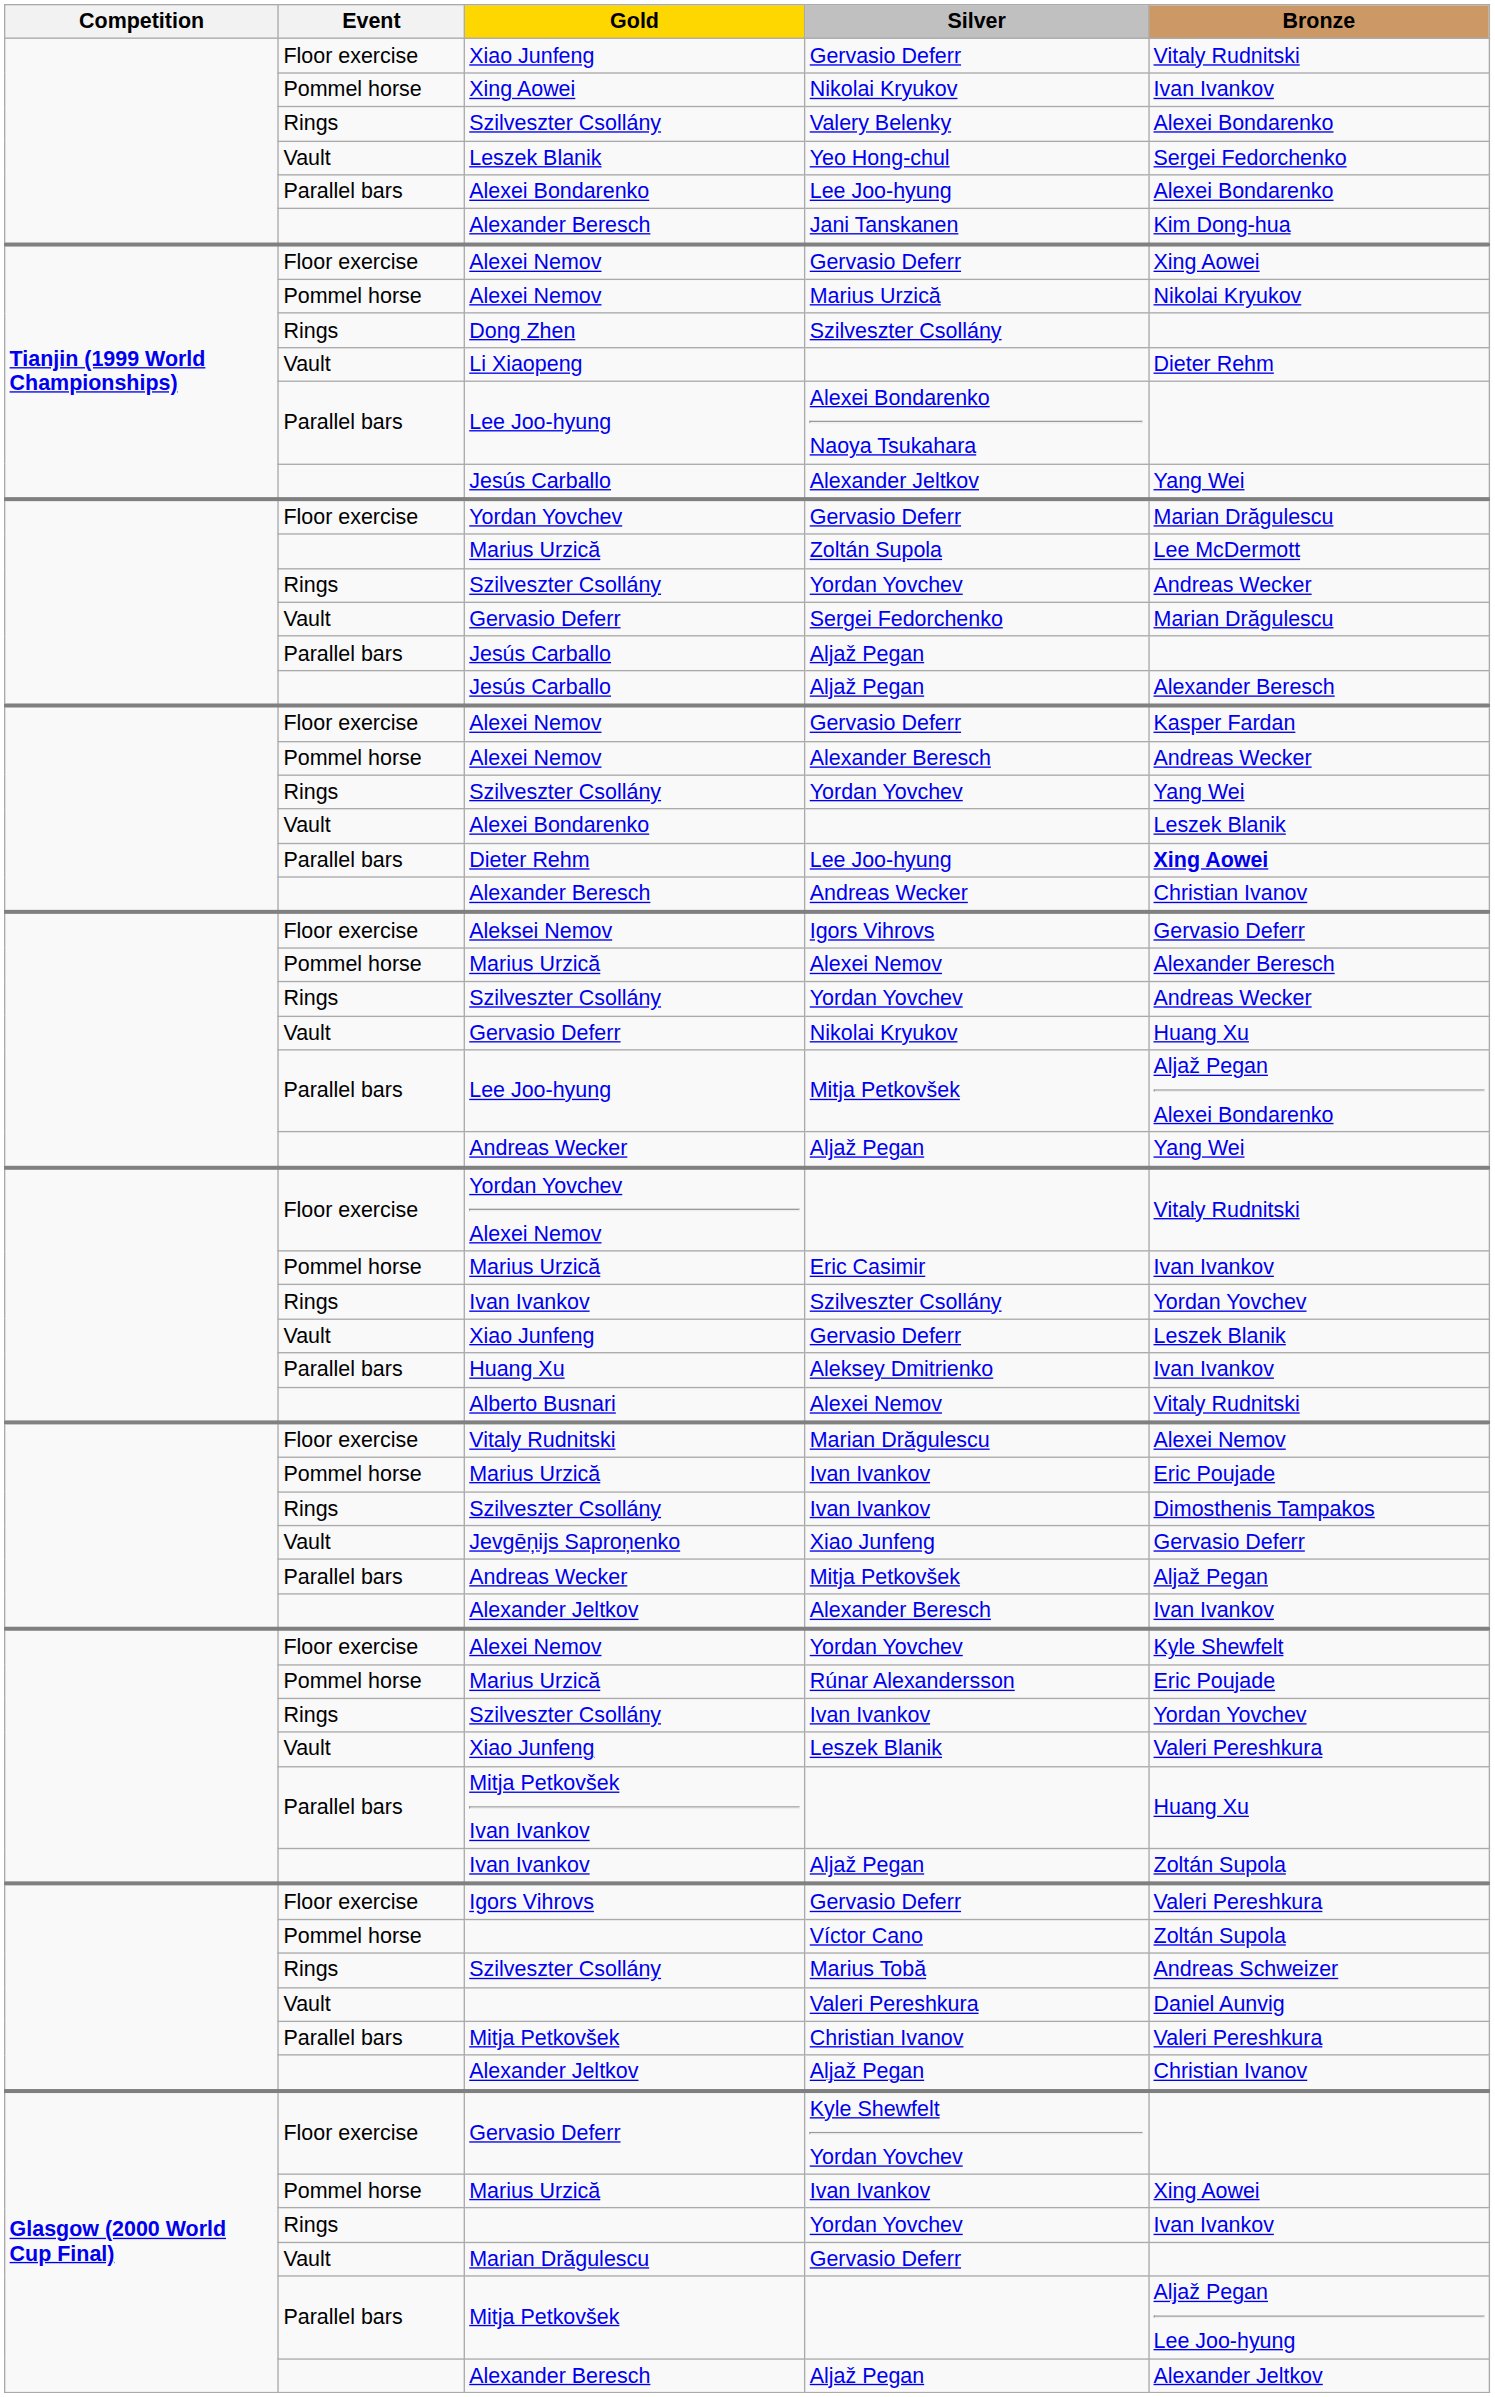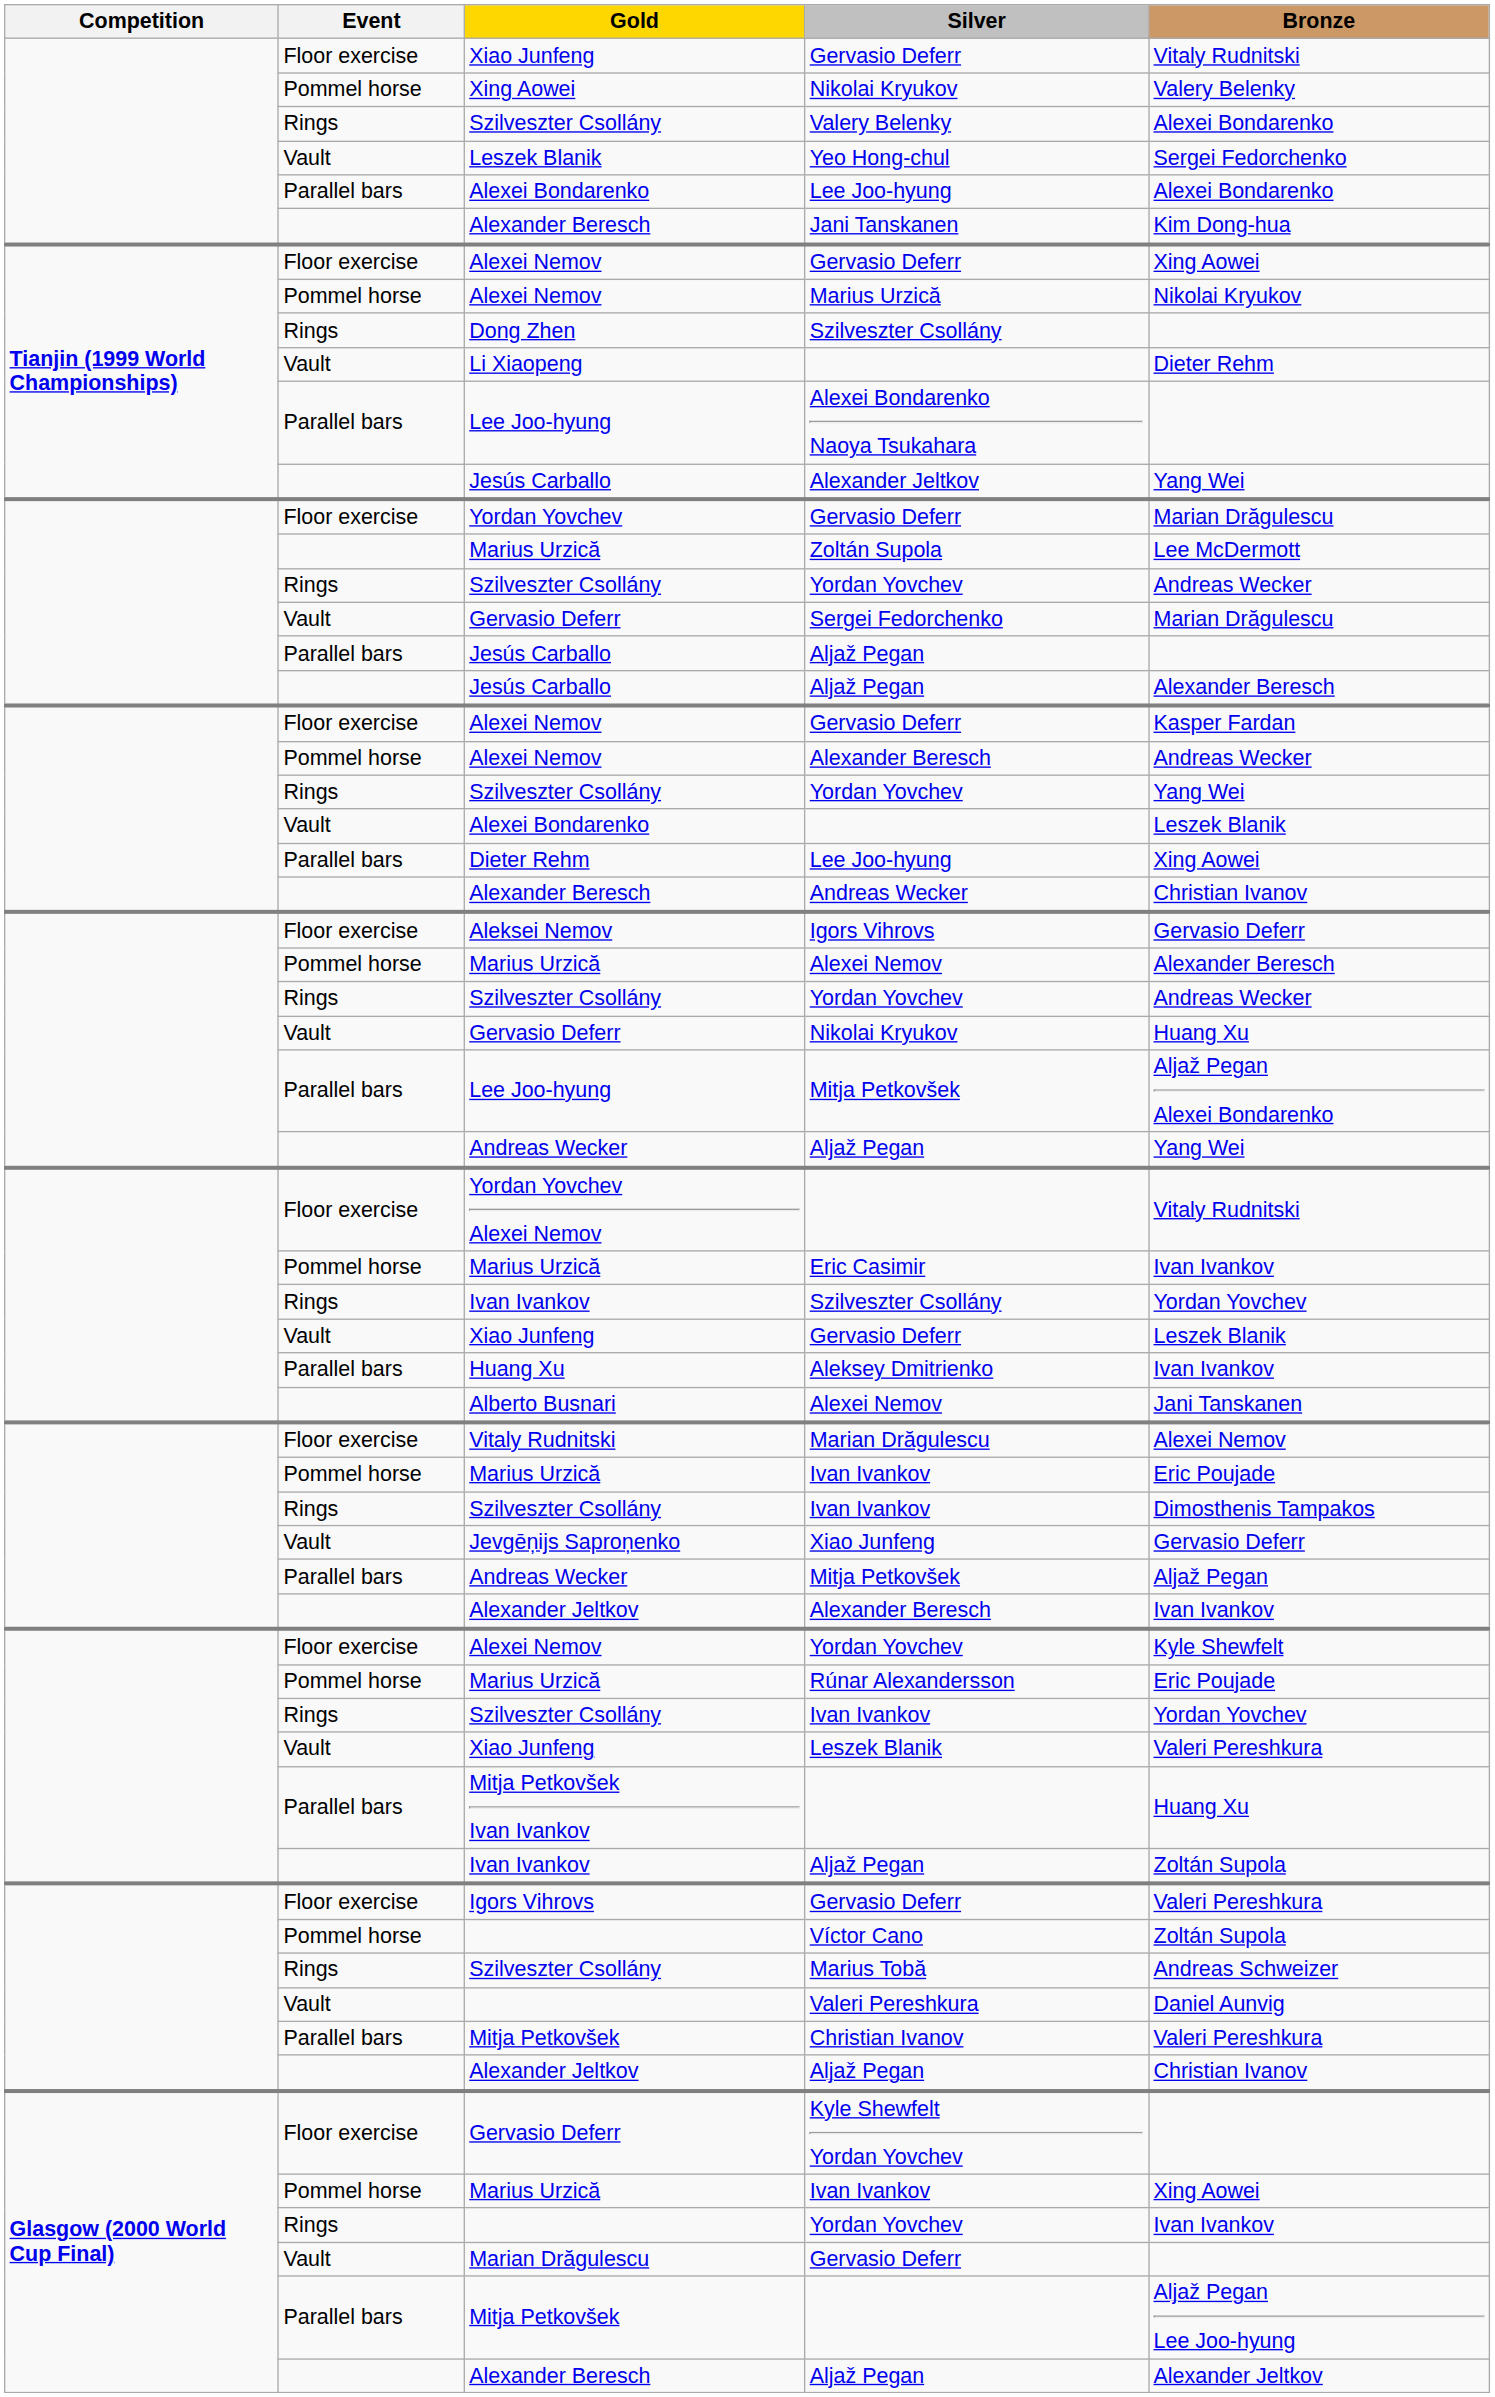(1214, 89) Ivan Ivankov -> (1224, 89) Valery Belenky
(1211, 859) bold -> (1207, 859) normal
(1227, 1403) Vitaly Rudnitski -> (1228, 1403) Jani Tanskanen
